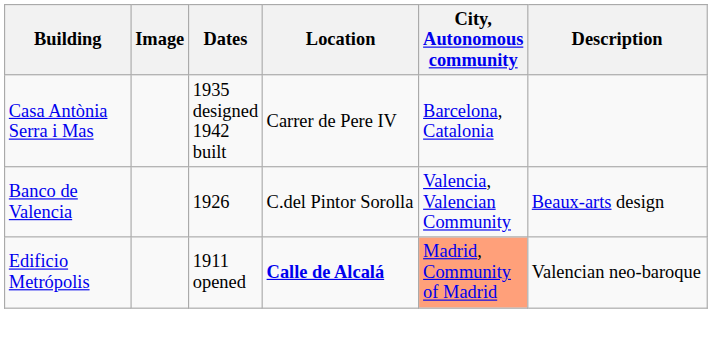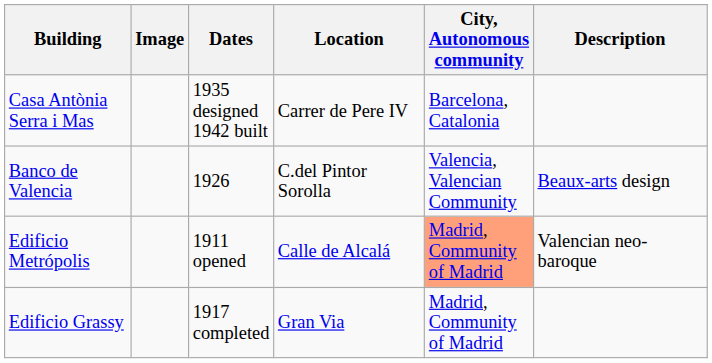(325, 272) bold -> (334, 251) normal
+ row: (66, 322)
